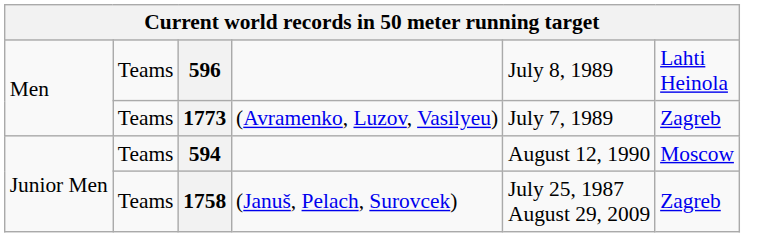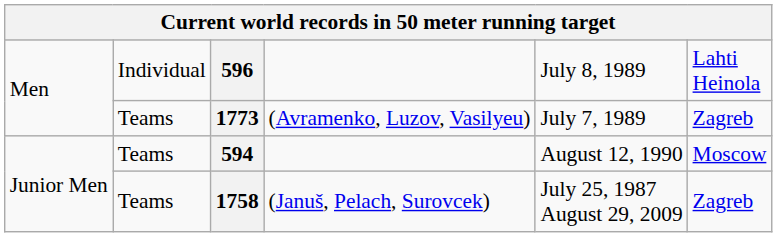(146, 70) Teams -> (162, 70) Individual
